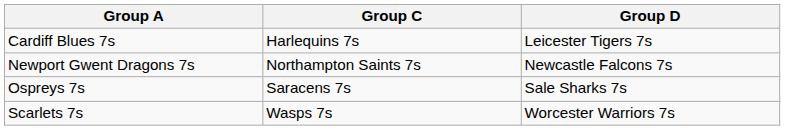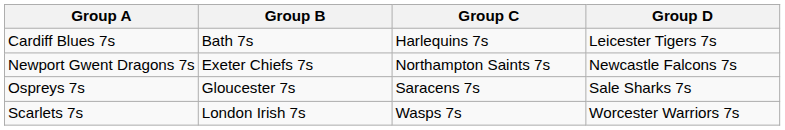+ column: (295, 16)
